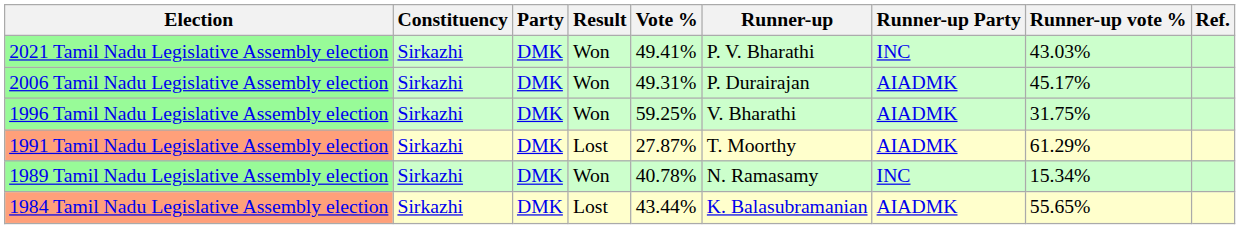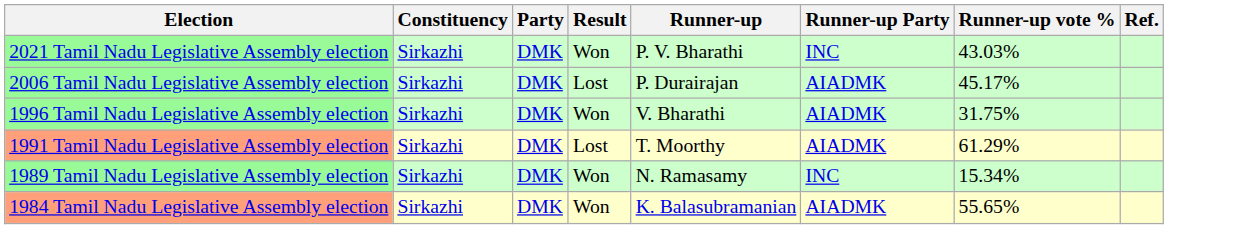- column: (667, 20)
(591, 82) Won -> (591, 82) Lost
(591, 207) Lost -> (591, 207) Won
